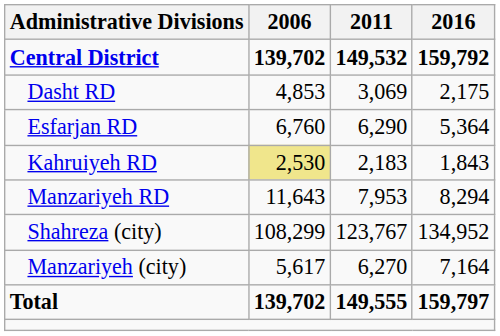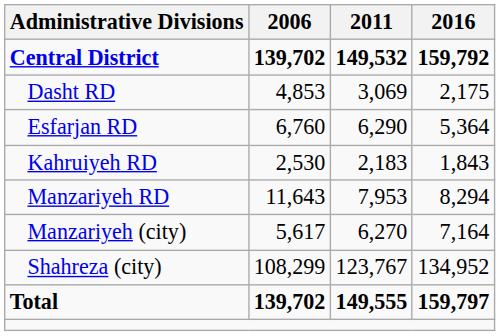(301, 162) khaki background -> (301, 162) no background
rows swapped: (107, 267) <-> (95, 232)
